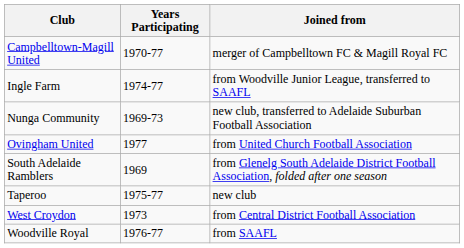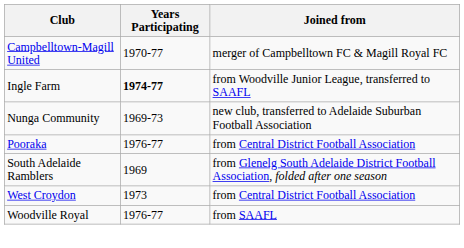(143, 85) normal -> (143, 85) bold
- row: (50, 144)
+ row: (27, 144)
- row: (27, 195)
